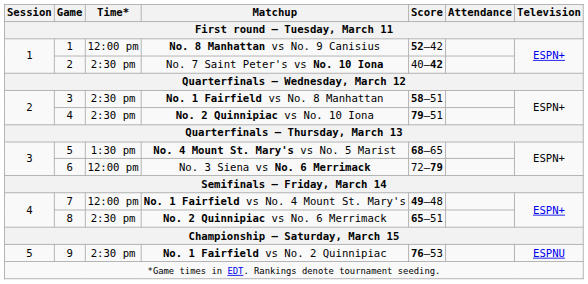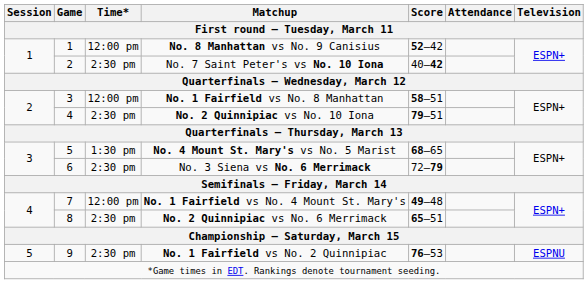(113, 99) 2:30 pm -> (113, 99) 12:00 pm
(113, 168) 12:00 pm -> (113, 168) 2:30 pm
